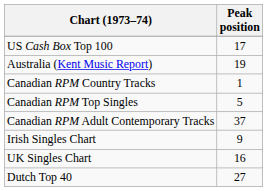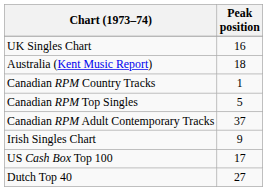rows swapped: (60, 45) <-> (49, 158)
(240, 64) 19 -> (240, 64) 18
